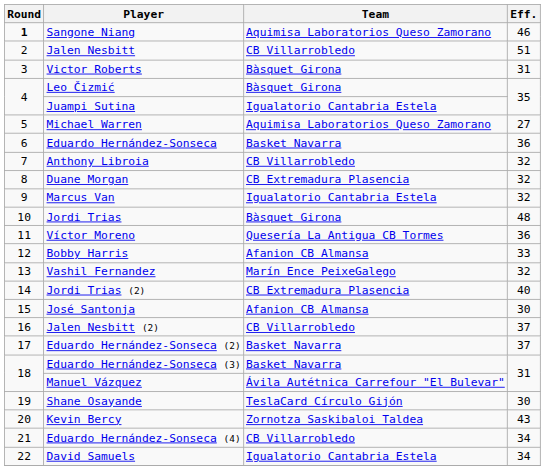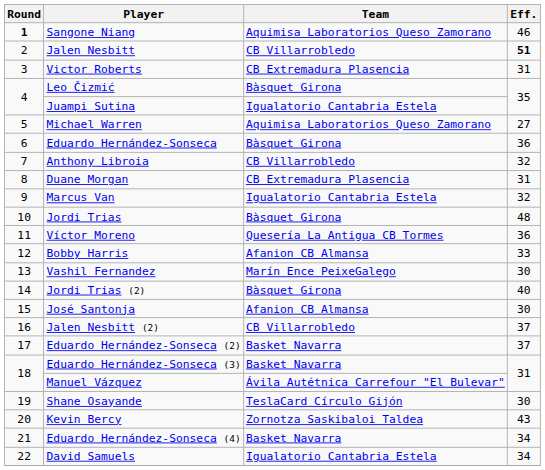(524, 51) normal -> (524, 51) bold
(294, 69) Bàsquet Girona -> (328, 69) CB Extremadura Plasencia
(294, 143) Basket Navarra -> (294, 143) Bàsquet Girona
(524, 180) 32 -> (524, 180) 31
(524, 272) 32 -> (524, 272) 30
(328, 290) CB Extremadura Plasencia -> (294, 290) Bàsquet Girona
(300, 438) CB Villarrobledo -> (294, 438) Basket Navarra
